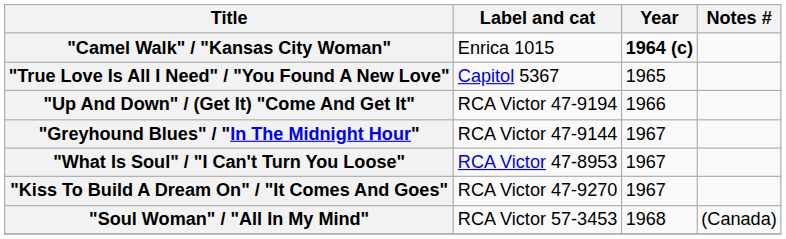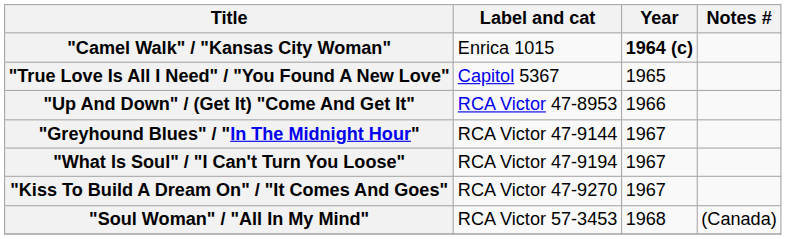(538, 104) RCA Victor 47-9194 -> (538, 104) RCA Victor 47-8953
(538, 162) RCA Victor 47-8953 -> (538, 162) RCA Victor 47-9194
